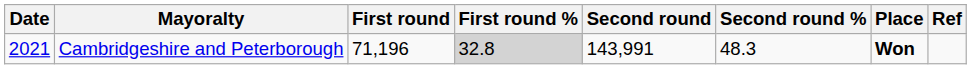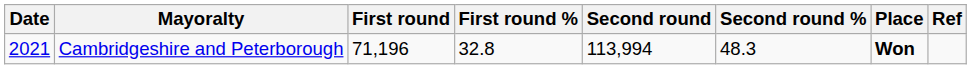(477, 48) lightgrey background -> (477, 48) no background
(620, 48) 143,991 -> (620, 48) 113,994
